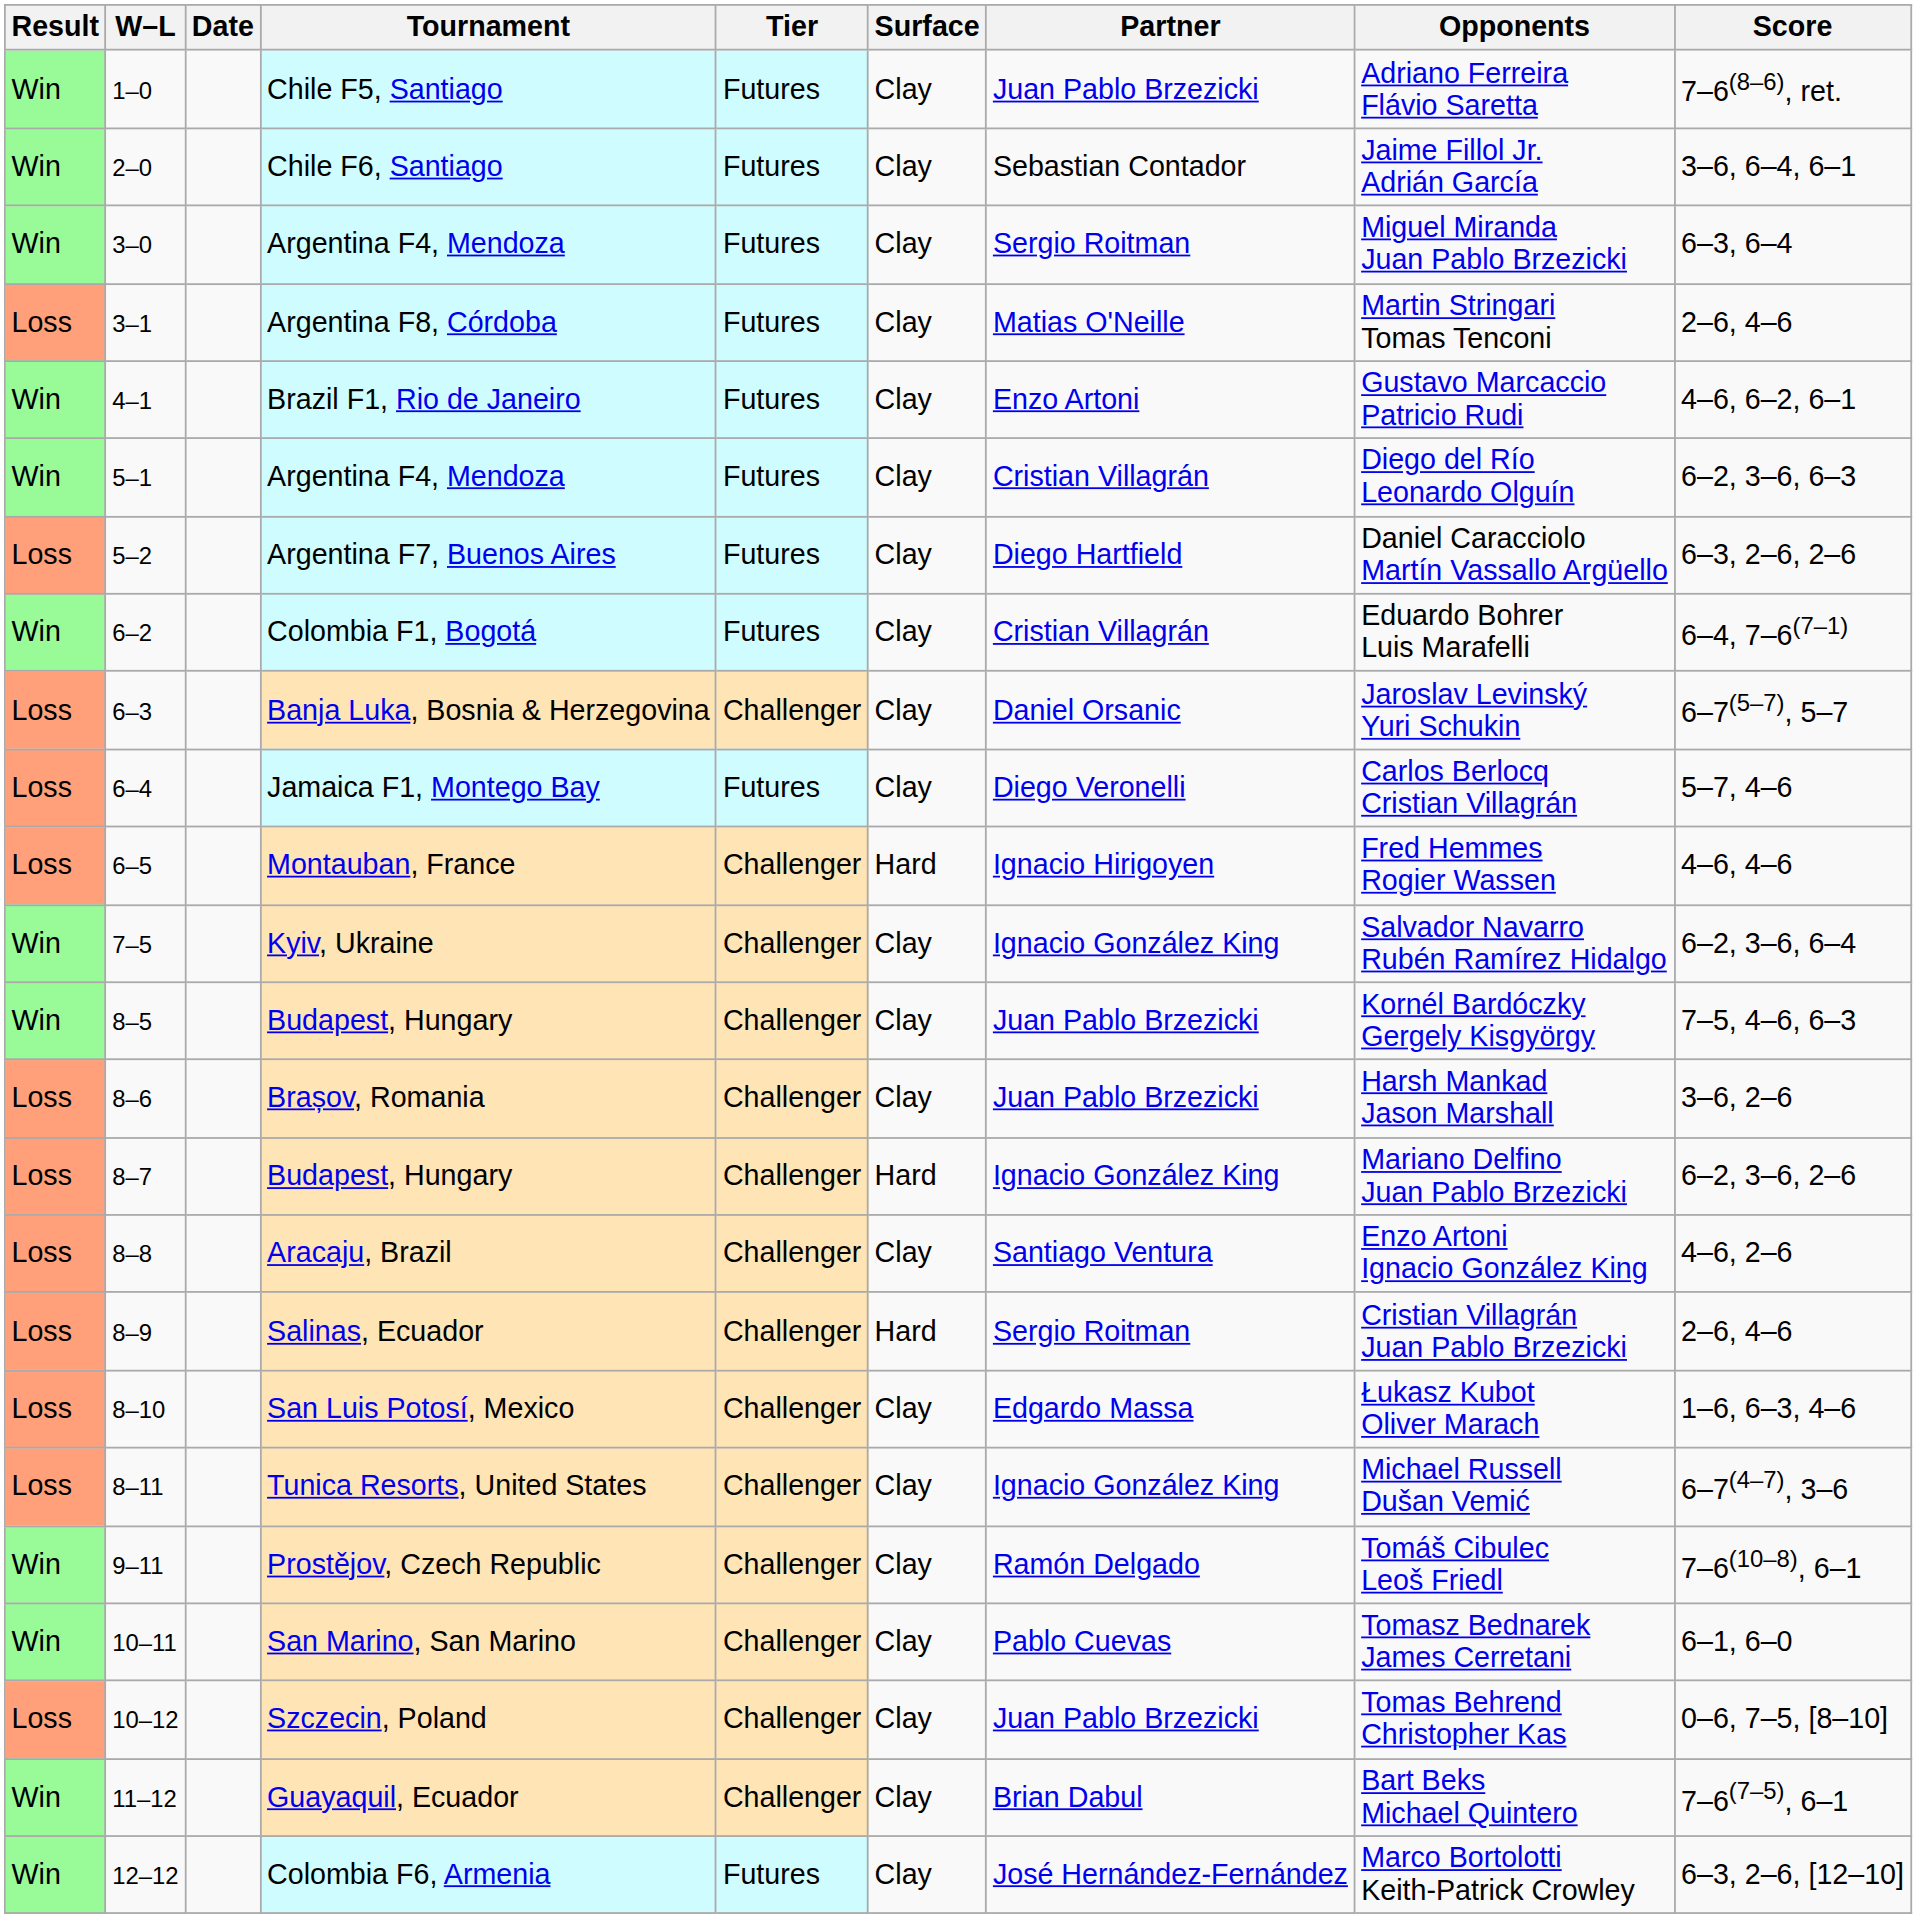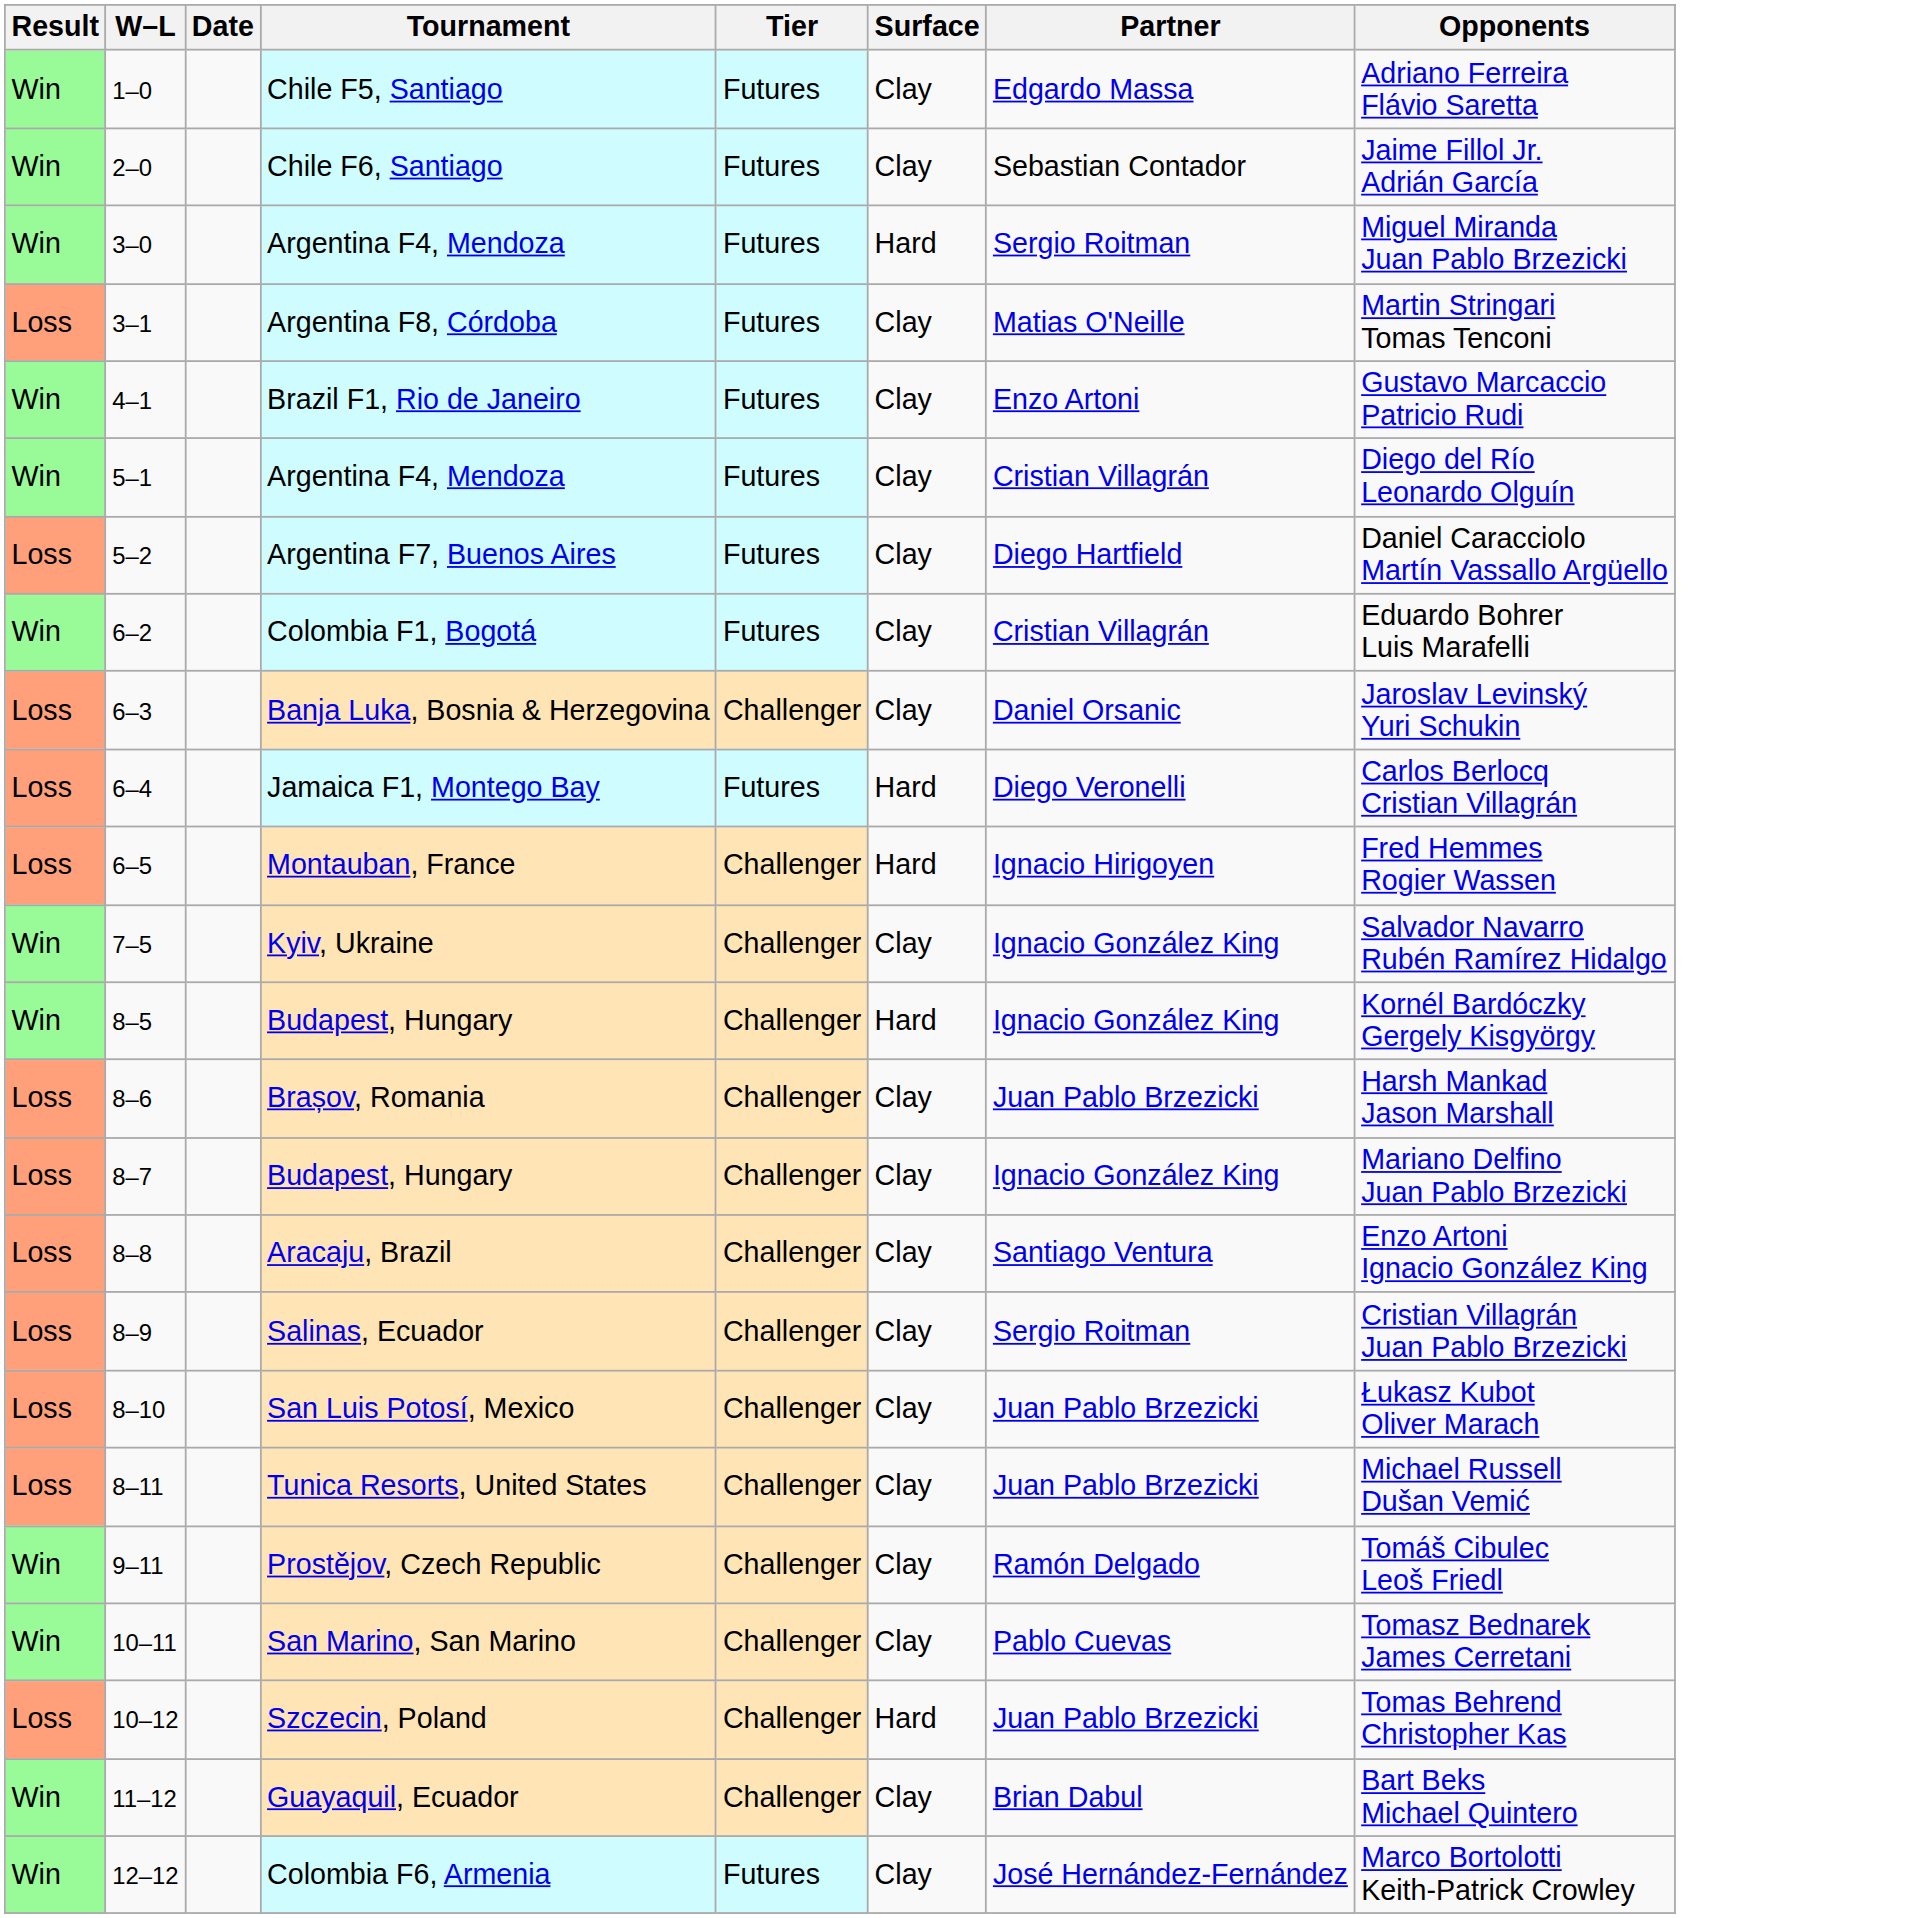- column: (1793, 27)
(1126, 88) Juan Pablo Brzezicki -> (1093, 88) Edgardo Massa
(903, 244) Clay -> (906, 244) Hard
(903, 787) Clay -> (906, 787) Hard
(903, 1020) Clay -> (906, 1020) Hard
(1126, 1020) Juan Pablo Brzezicki -> (1136, 1020) Ignacio González King
(906, 1175) Hard -> (903, 1175) Clay
(906, 1331) Hard -> (903, 1331) Clay
(1093, 1408) Edgardo Massa -> (1126, 1408) Juan Pablo Brzezicki
(1136, 1486) Ignacio González King -> (1126, 1486) Juan Pablo Brzezicki
(903, 1719) Clay -> (906, 1719) Hard
